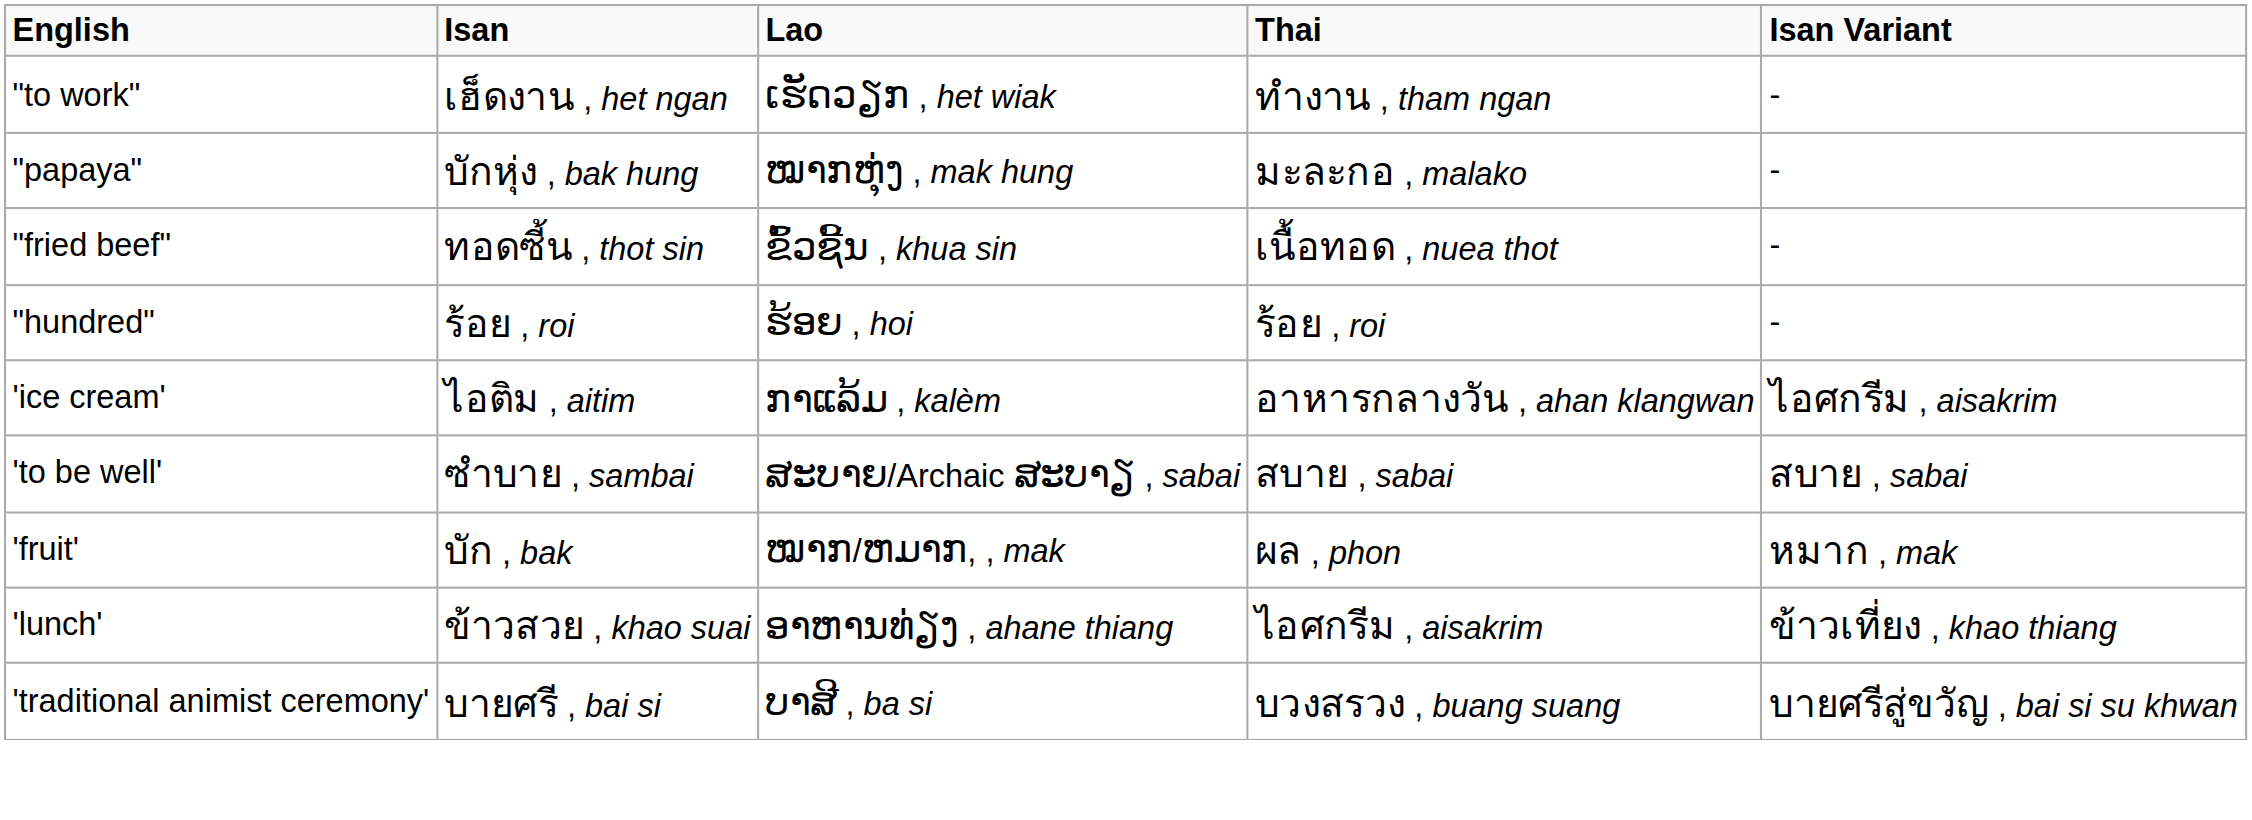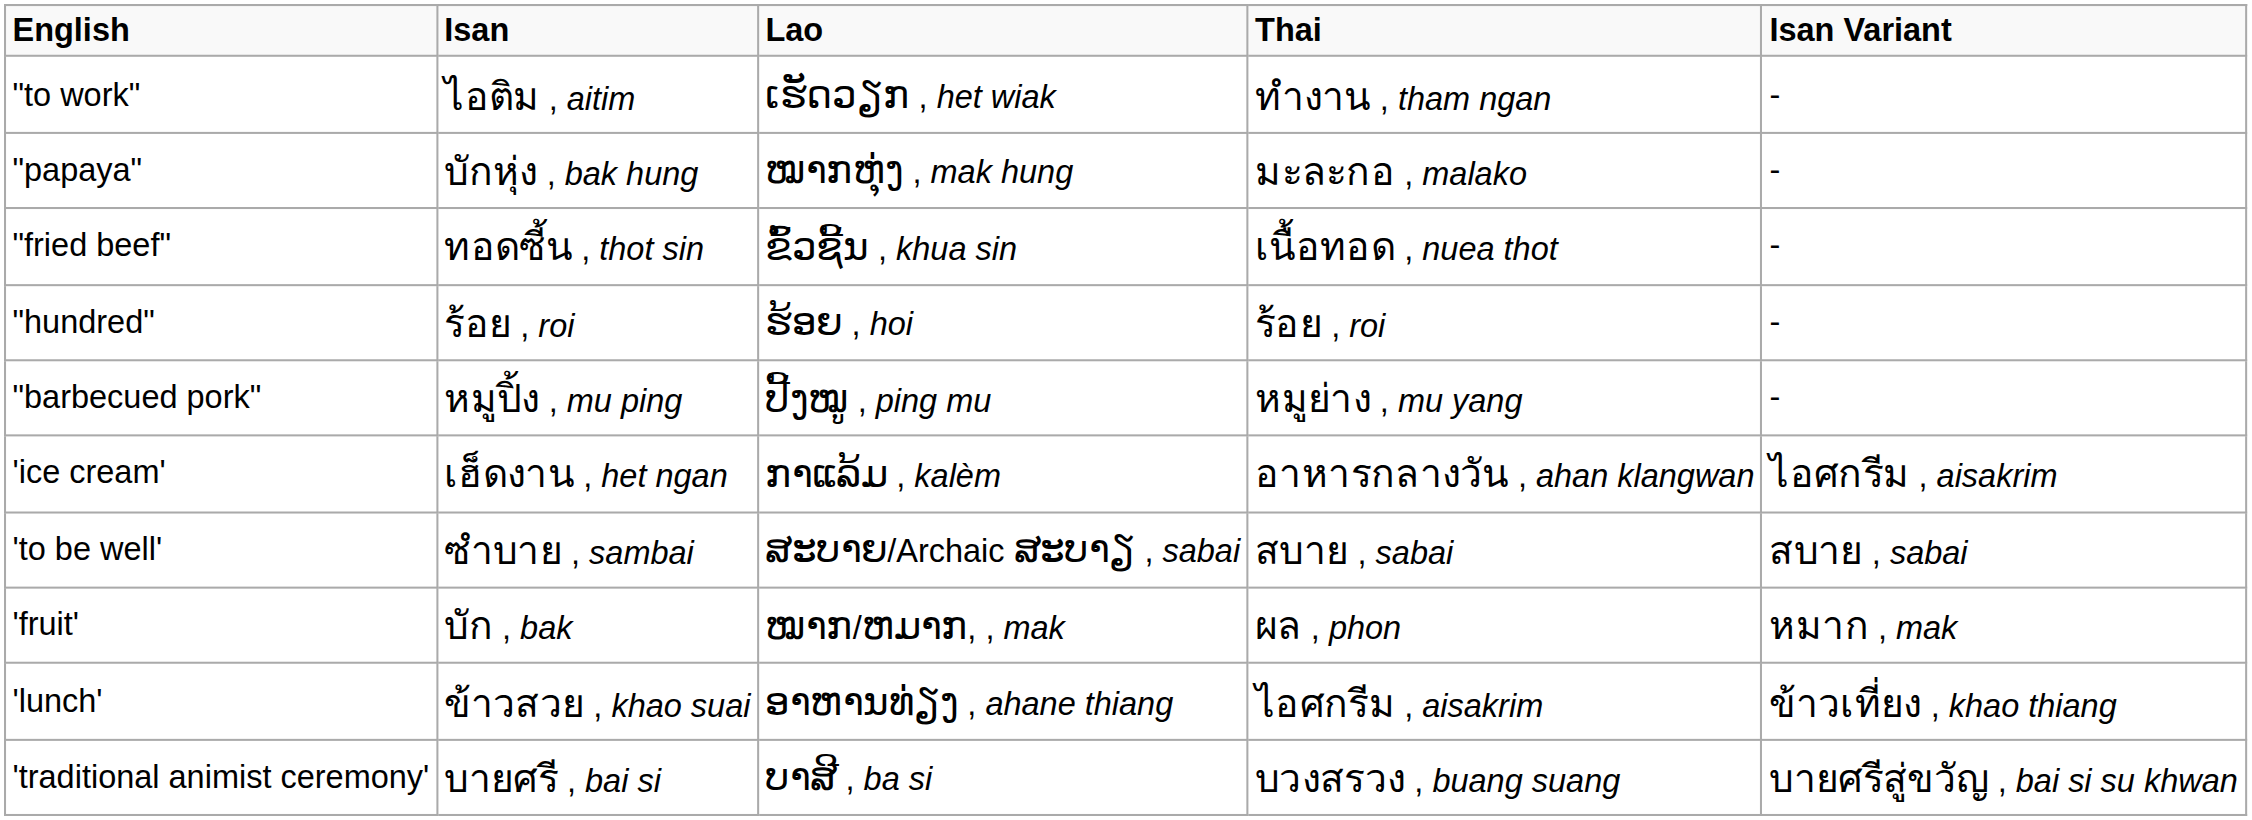(586, 95) เฮ็ดงาน , het ngan -> (540, 95) ไอติม , aitim
+ row: (137, 397)
(540, 399) ไอติม , aitim -> (586, 475) เฮ็ดงาน , het ngan
